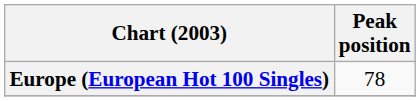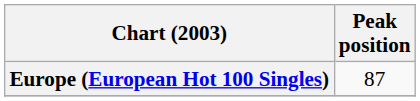(375, 78) 78 -> (375, 78) 87
